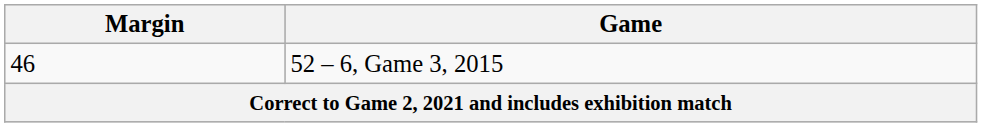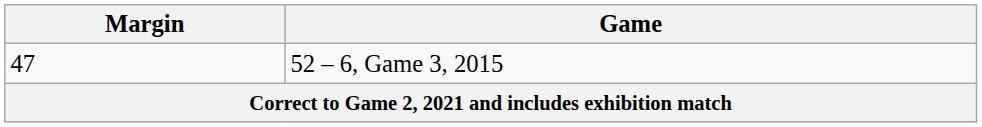(23, 63) 46 -> (23, 63) 47
